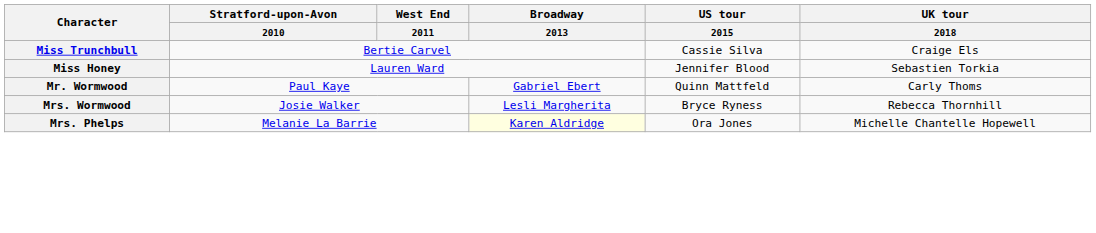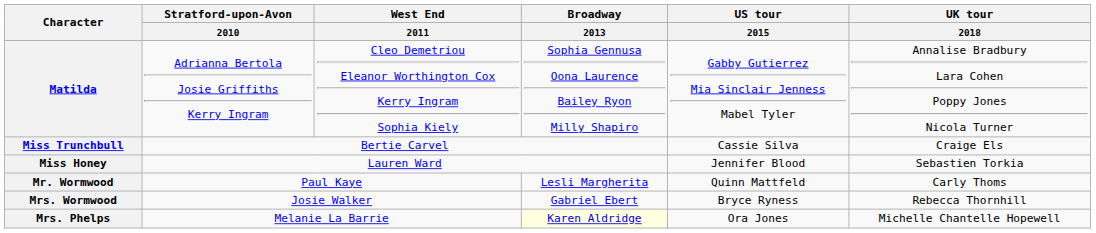+ row: (73, 89)
(557, 86) Gabriel Ebert -> (594, 182) Lesli Margherita
(557, 105) Lesli Margherita -> (594, 200) Gabriel Ebert
